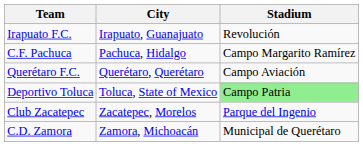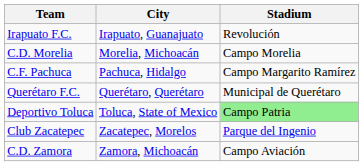+ row: (40, 53)
(264, 72) Campo Aviación -> (282, 92) Municipal de Querétaro
(282, 131) Municipal de Querétaro -> (264, 151) Campo Aviación
